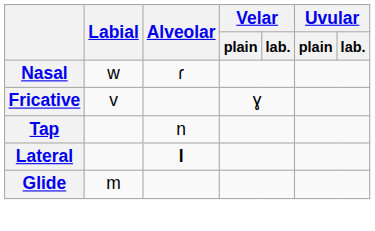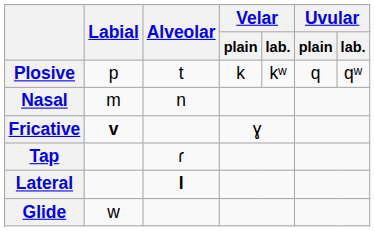+ row: (44, 73)
(114, 73) w -> (114, 101) m
(181, 73) ɾ -> (181, 101) n
(114, 101) normal -> (114, 128) bold
(181, 128) n -> (181, 156) ɾ
(114, 184) m -> (114, 211) w
